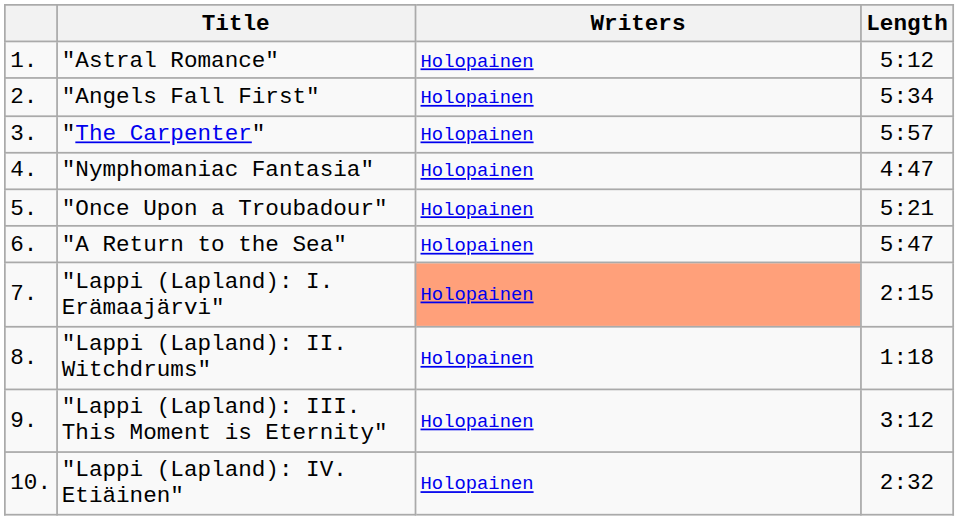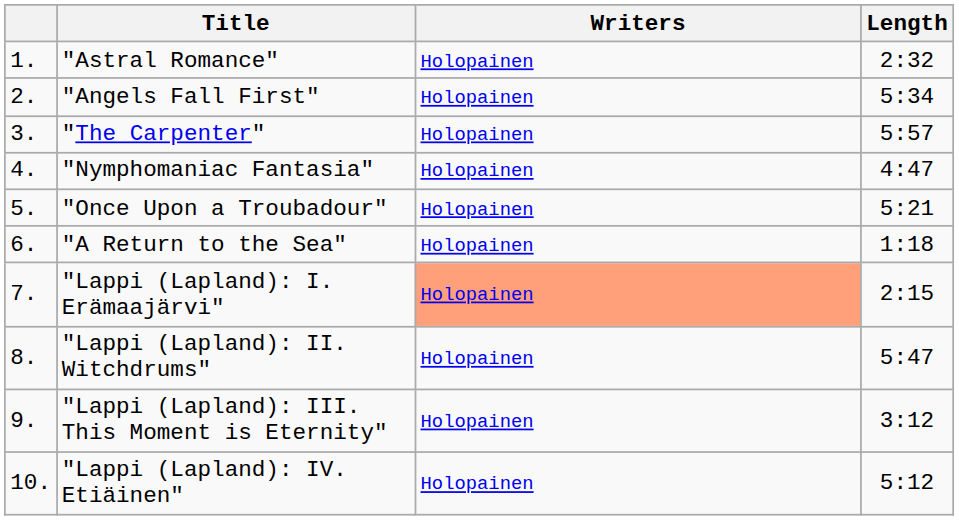(907, 60) 5:12 -> (907, 60) 2:32
(907, 245) 5:47 -> (907, 245) 1:18
(907, 357) 1:18 -> (907, 357) 5:47
(907, 483) 2:32 -> (907, 483) 5:12
